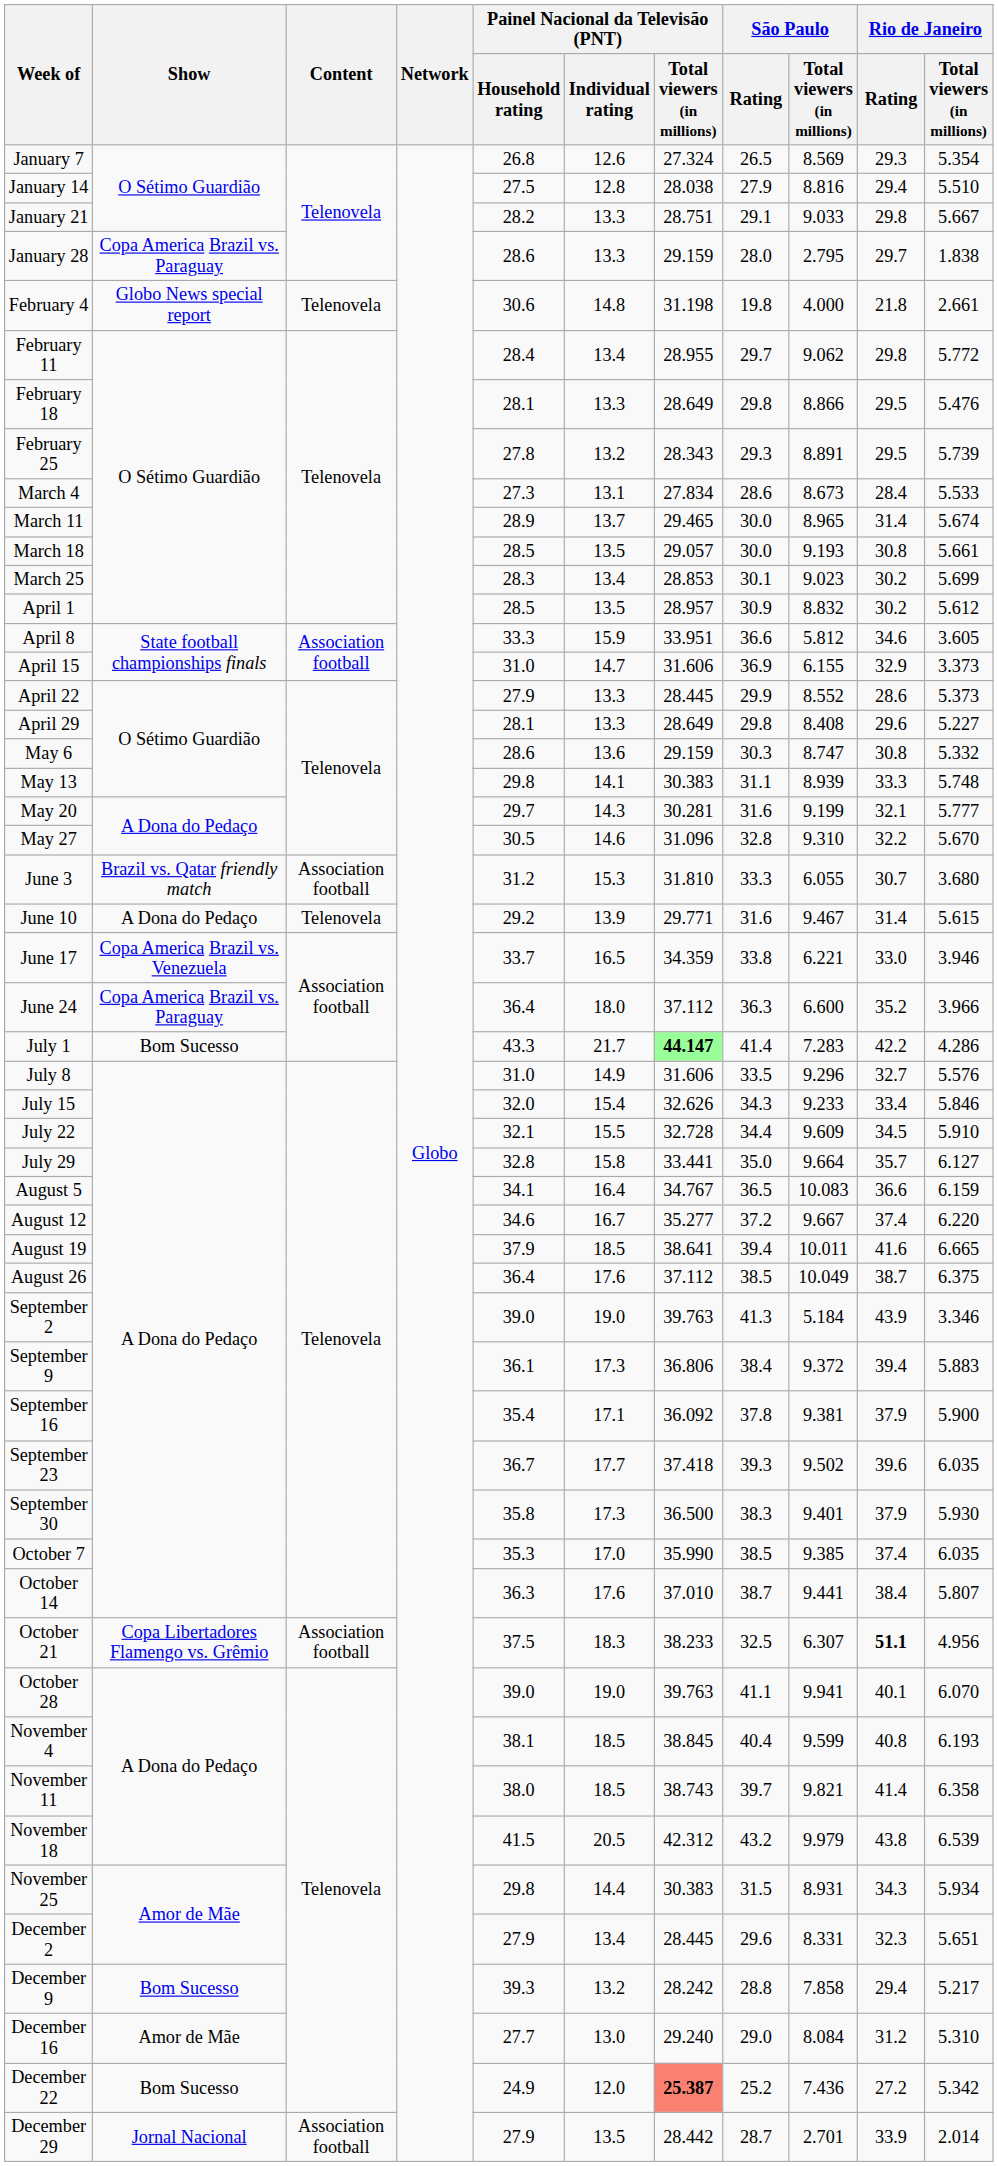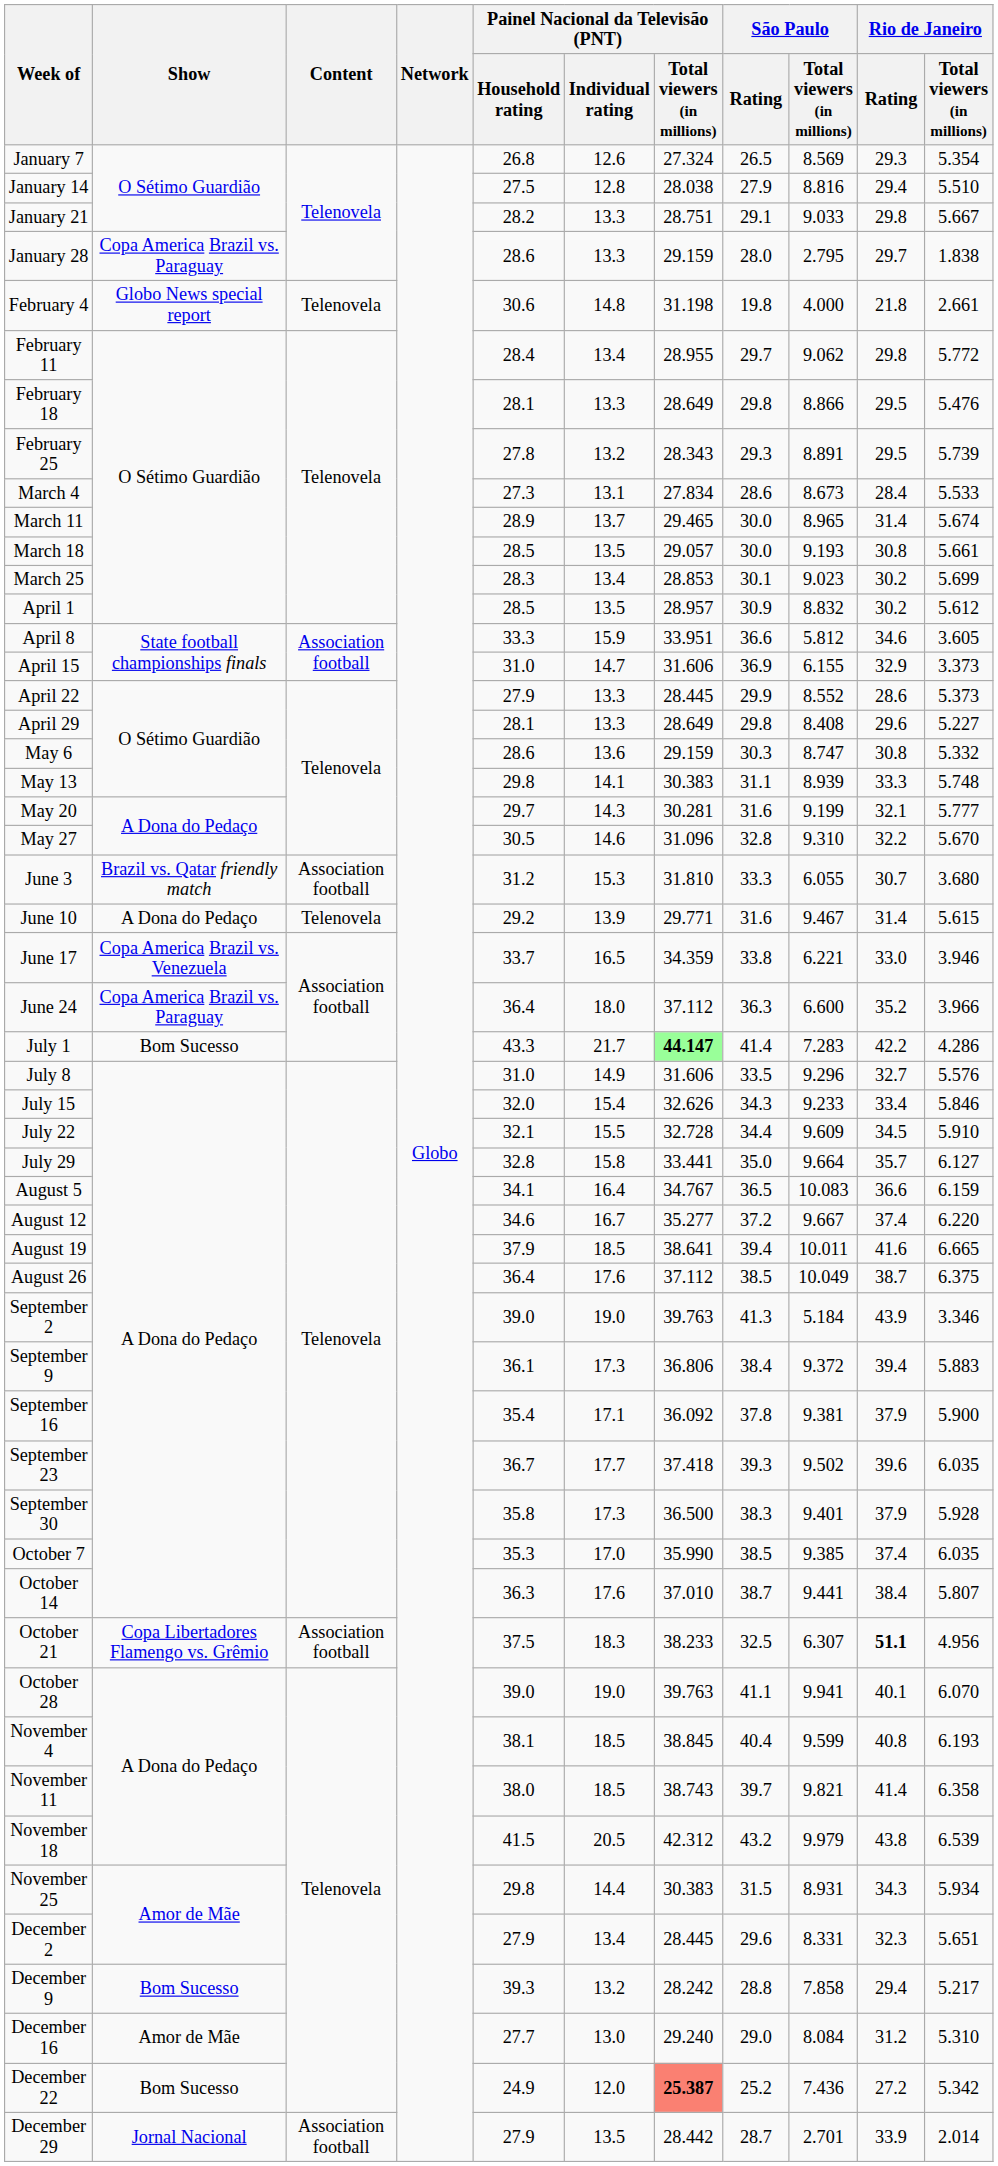(959, 1514) 5.930 -> (959, 1514) 5.928
